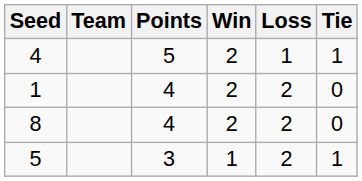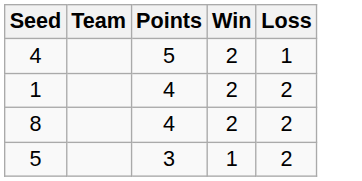- column: (337, 21)
